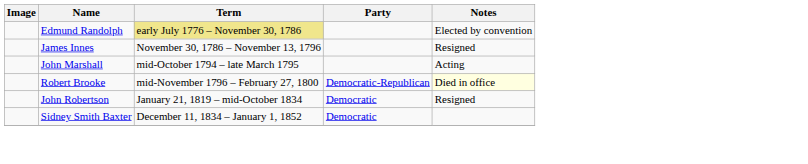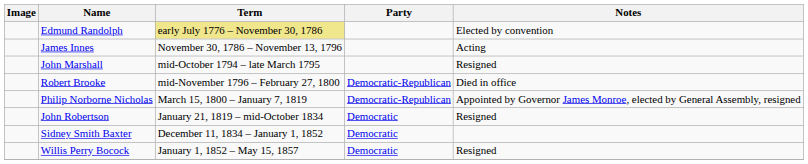(455, 47) Resigned -> (471, 47) Acting
(450, 64) Acting -> (476, 64) Resigned
(465, 82) lightyellow background -> (486, 82) no background
+ row: (97, 99)
+ row: (85, 151)
